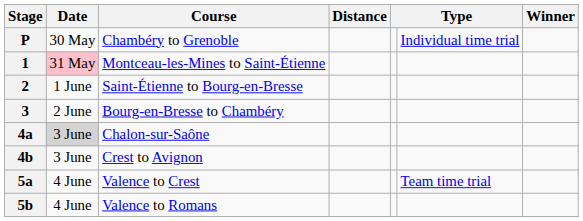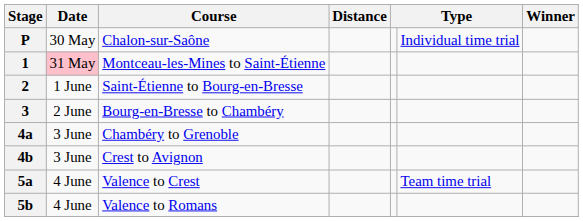(170, 39) Chambéry to Grenoble -> (156, 39) Chalon-sur-Saône
(72, 134) lightgrey background -> (72, 134) no background
(156, 134) Chalon-sur-Saône -> (170, 134) Chambéry to Grenoble
